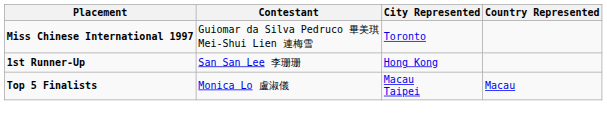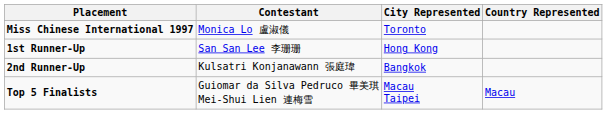(289, 37) Guiomar da Silva Pedruco 畢美琪 Mei-Shui Lien 連梅雪 -> (244, 30) Monica Lo 盧淑儀
+ row: (46, 67)
(244, 85) Monica Lo 盧淑儀 -> (289, 92) Guiomar da Silva Pedruco 畢美琪 Mei-Shui Lien 連梅雪
